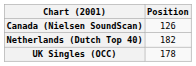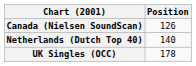(168, 40) 182 -> (168, 40) 140
